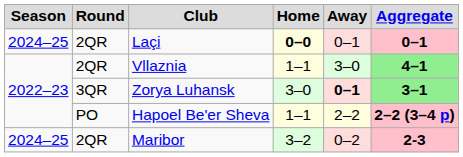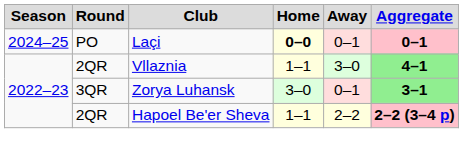(92, 41) 2QR -> (87, 41) PO
(347, 90) bold -> (347, 90) normal
(87, 115) PO -> (92, 115) 2QR
- row: (158, 139)
